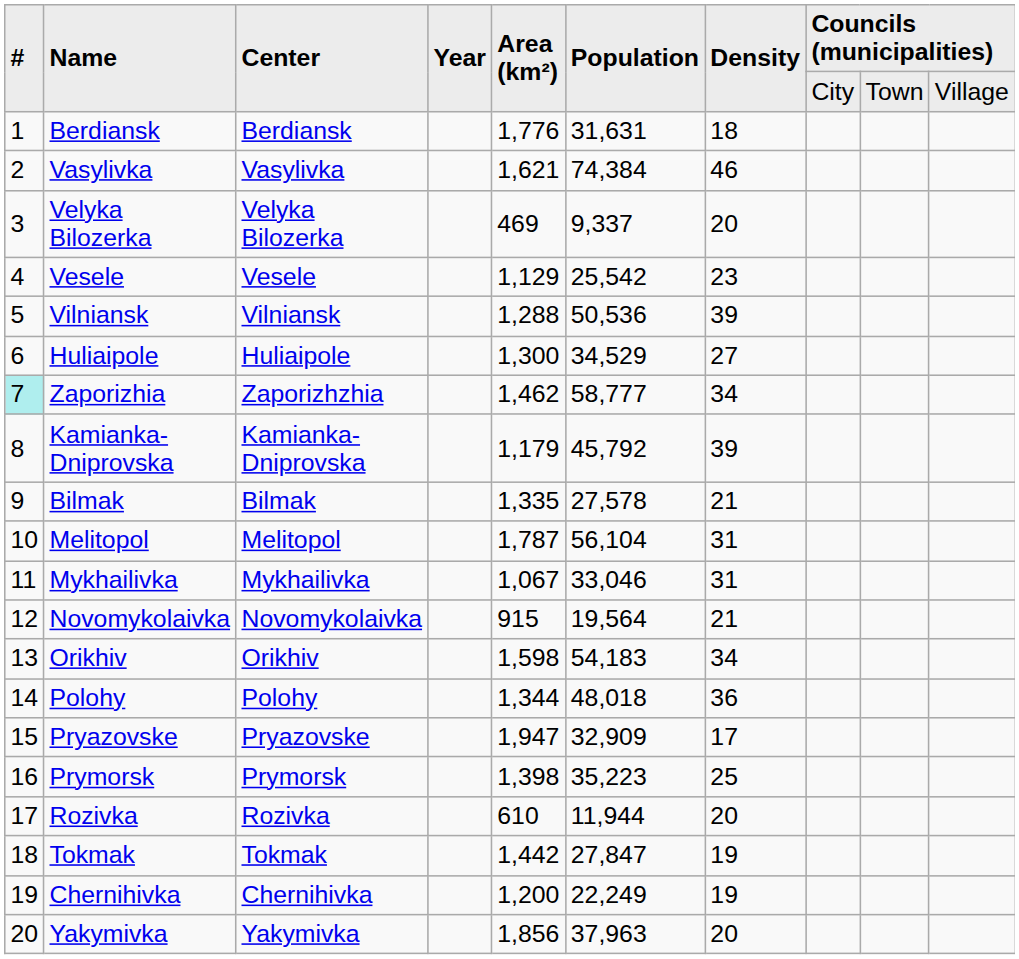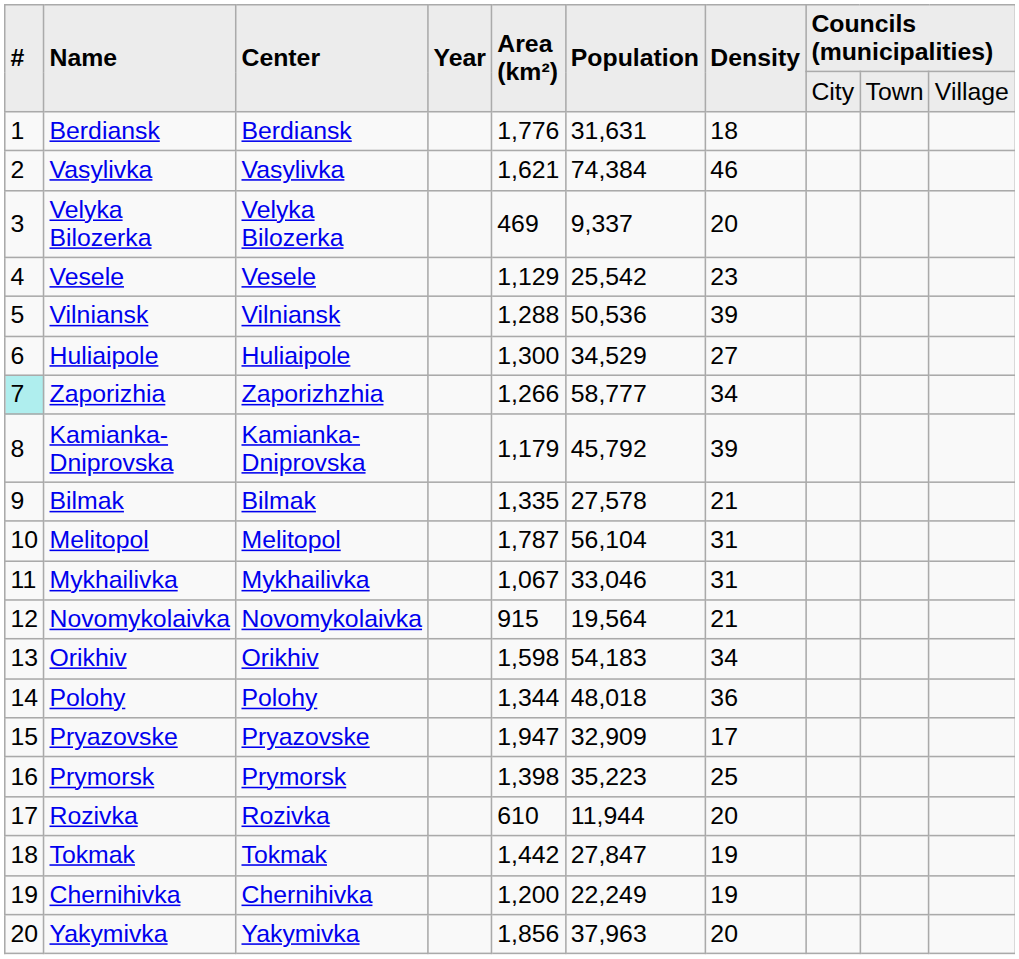(528, 394) 1,462 -> (528, 394) 1,266
